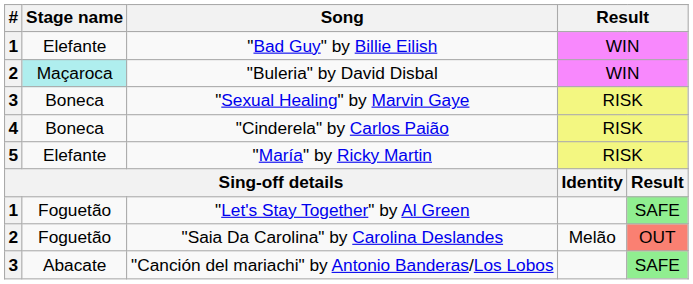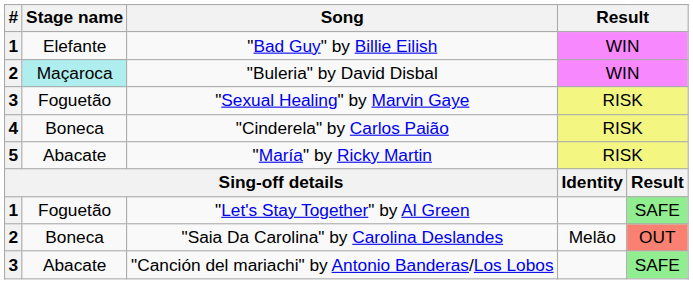(75, 100) Boneca -> (75, 100) Foguetão
(75, 155) Elefante -> (75, 155) Abacate
(75, 237) Foguetão -> (75, 237) Boneca
